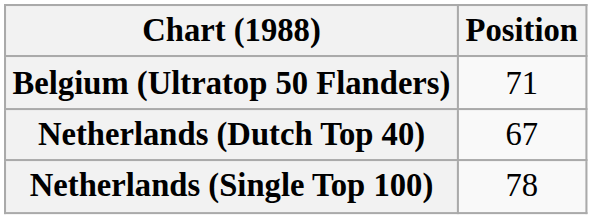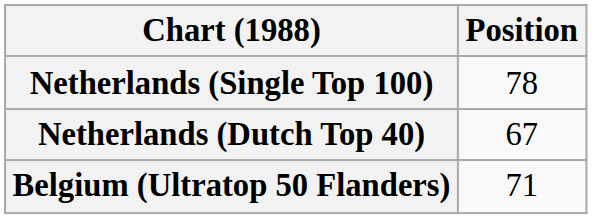rows swapped: (231, 82) <-> (231, 185)
